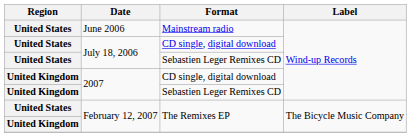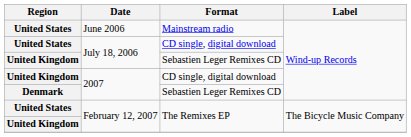(43, 60) United States -> (43, 60) United Kingdom
(43, 92) United Kingdom -> (43, 92) Denmark
